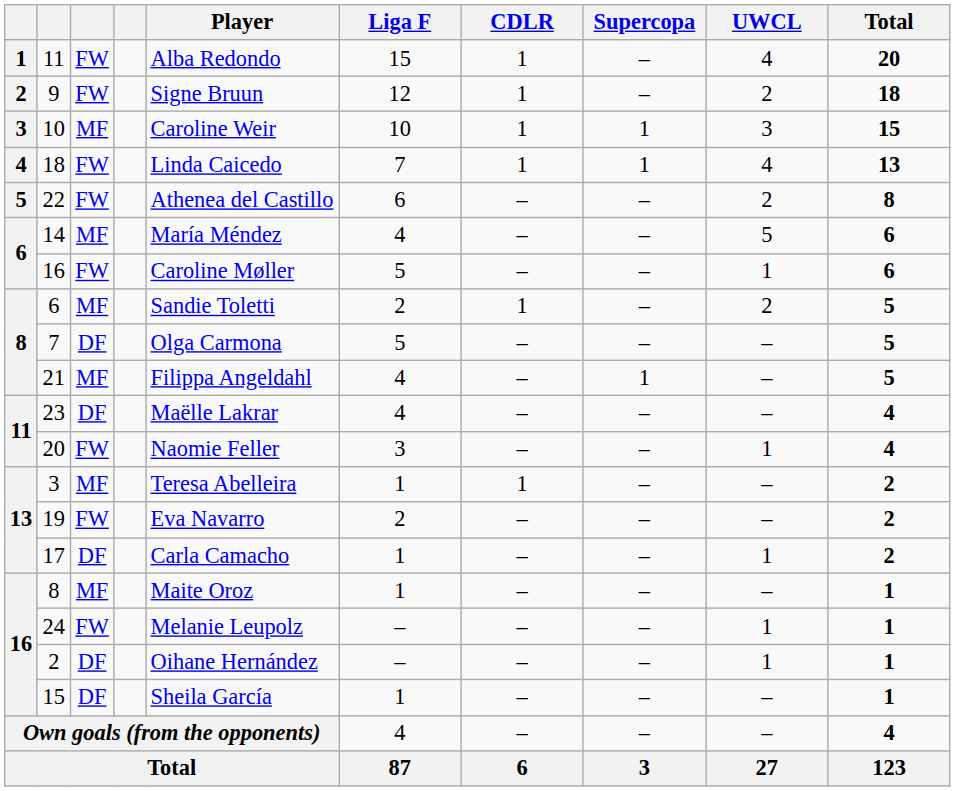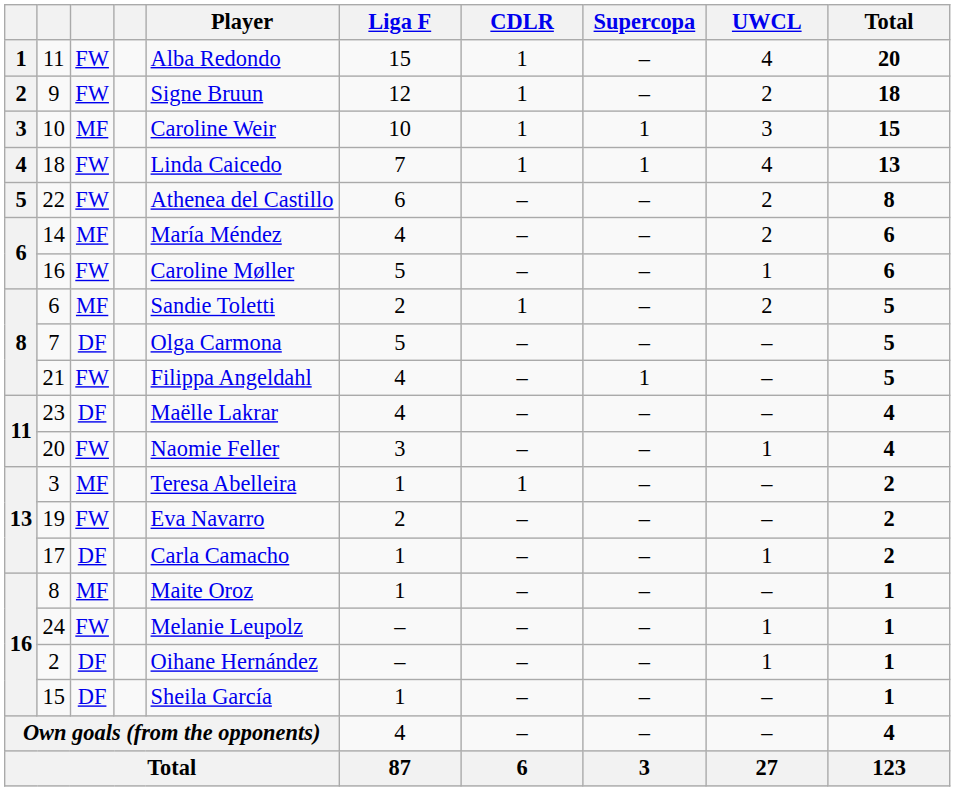(767, 235) 5 -> (767, 235) 2
(92, 377) MF -> (92, 377) FW
